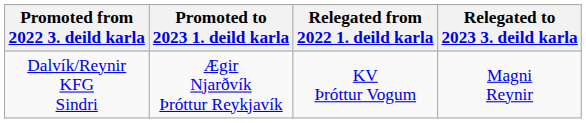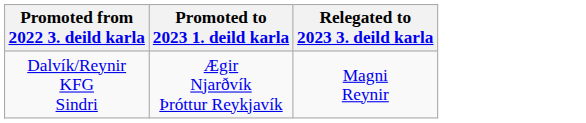- column: (365, 27)
